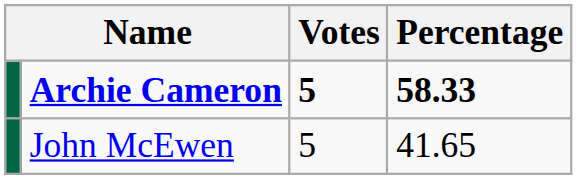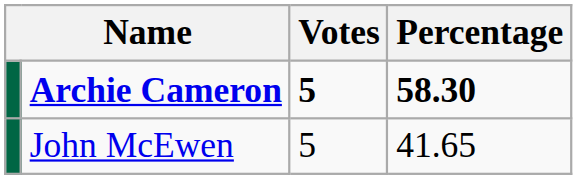(436, 88) 58.33 -> (436, 88) 58.30
